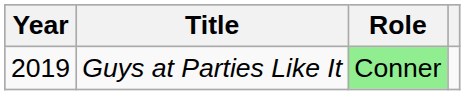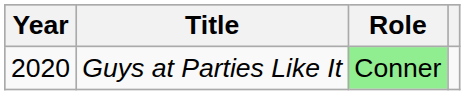(40, 67) 2019 -> (40, 67) 2020
